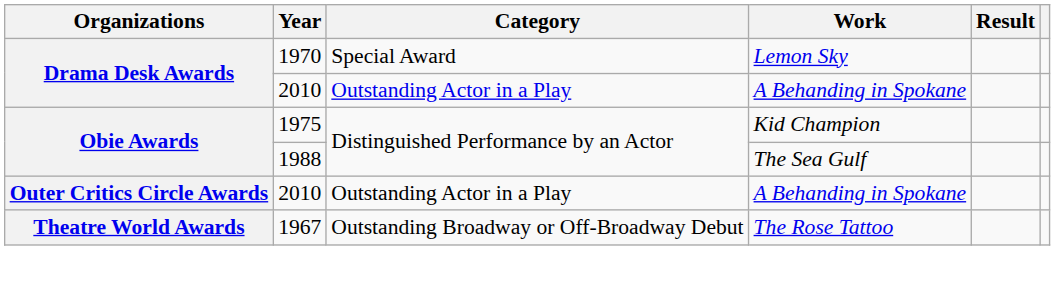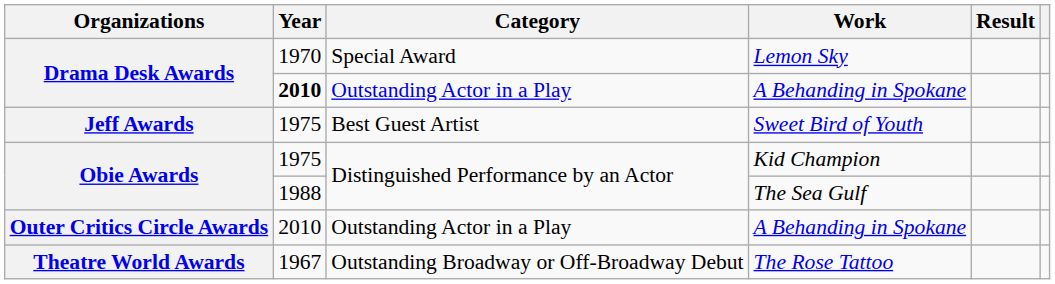(300, 90) normal -> (300, 90) bold
+ row: (139, 124)
